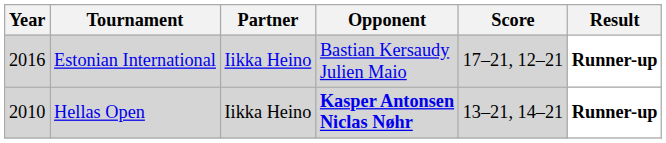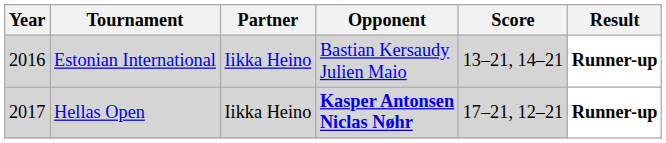(513, 60) 17–21, 12–21 -> (513, 60) 13–21, 14–21
(27, 112) 2010 -> (27, 112) 2017
(513, 112) 13–21, 14–21 -> (513, 112) 17–21, 12–21
